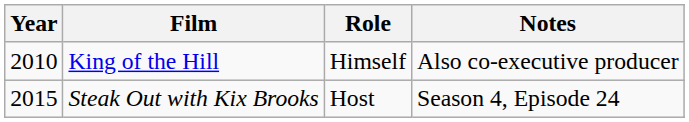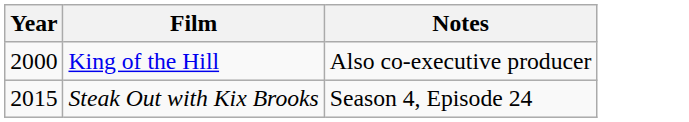- column: (368, 23)
(34, 60) 2010 -> (34, 60) 2000
